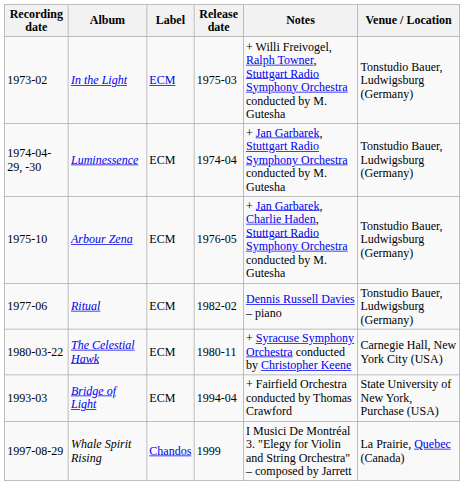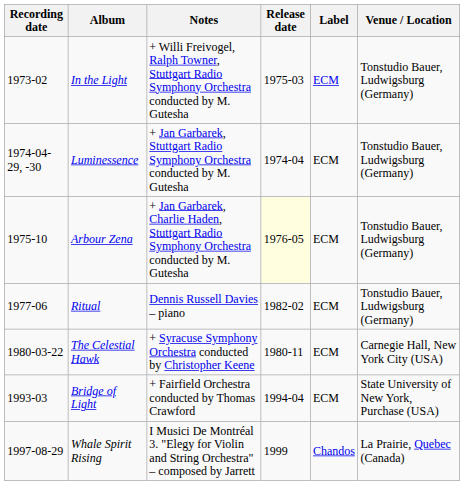columns swapped: (170, 20) <-> (300, 20)
(217, 239) no background -> (284, 239) lightyellow background
